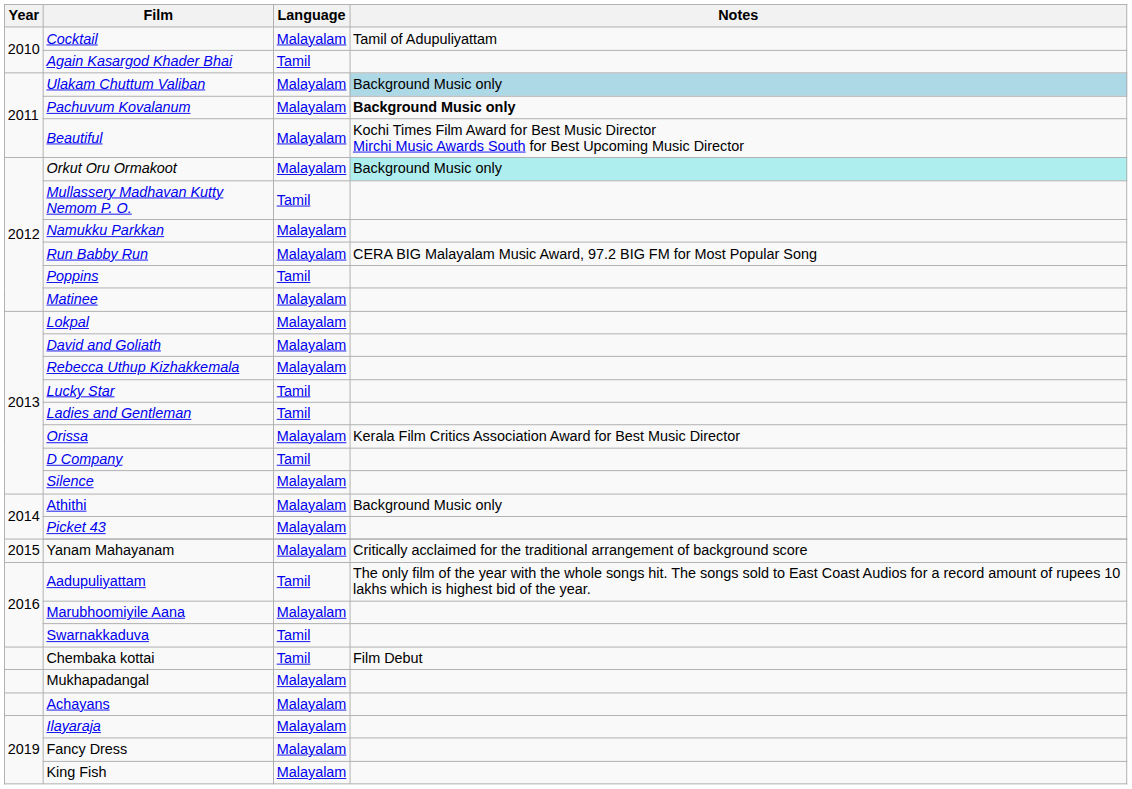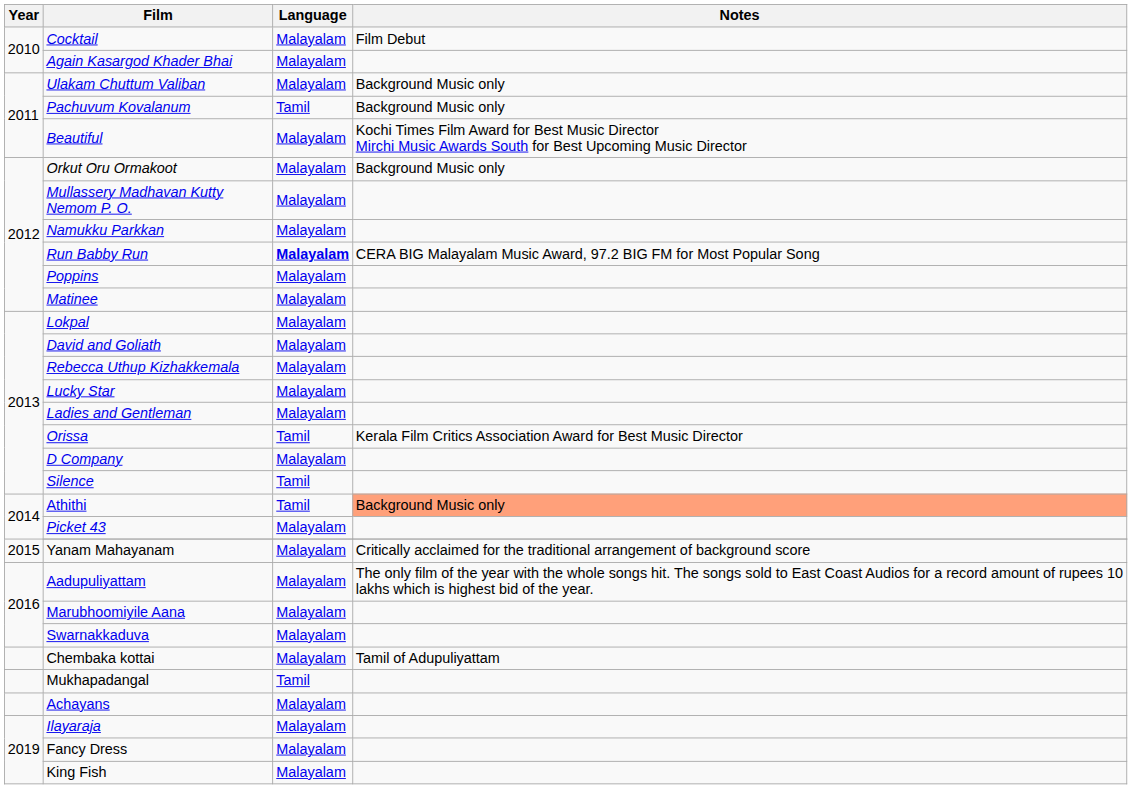(425, 38) Tamil of Adupuliyattam -> (391, 38) Film Debut
(294, 61) Tamil -> (311, 61) Malayalam
(427, 84) lightblue background -> (430, 84) no background
(312, 107) Malayalam -> (293, 107) Tamil
(434, 107) bold -> (430, 107) normal
(427, 169) paleturquoise background -> (430, 169) no background
(294, 200) Tamil -> (311, 200) Malayalam
(312, 253) normal -> (313, 253) bold
(294, 276) Tamil -> (311, 276) Malayalam
(294, 390) Tamil -> (311, 390) Malayalam
(294, 413) Tamil -> (311, 413) Malayalam
(312, 436) Malayalam -> (293, 436) Tamil
(294, 459) Tamil -> (311, 459) Malayalam
(312, 482) Malayalam -> (293, 482) Tamil
(312, 505) Malayalam -> (293, 505) Tamil
(427, 505) no background -> (430, 505) lightsalmon background
(294, 581) Tamil -> (311, 581) Malayalam
(294, 635) Tamil -> (311, 635) Malayalam
(294, 658) Tamil -> (311, 658) Malayalam
(388, 658) Film Debut -> (428, 658) Tamil of Adupuliyattam
(312, 681) Malayalam -> (293, 681) Tamil
